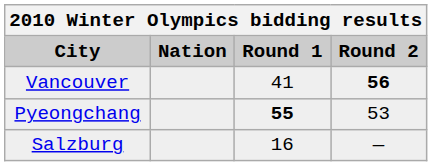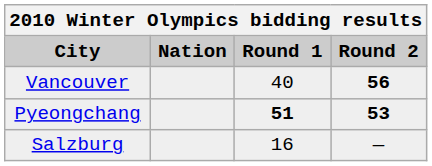(282, 83) 41 -> (282, 83) 40
(282, 114) 55 -> (282, 114) 51
(379, 114) normal -> (379, 114) bold
